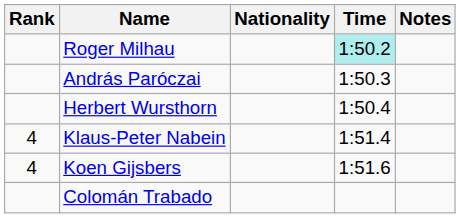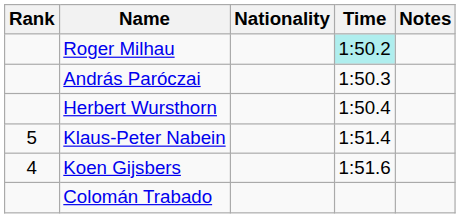(32, 138) 4 -> (32, 138) 5
